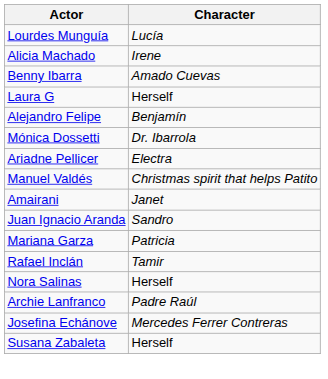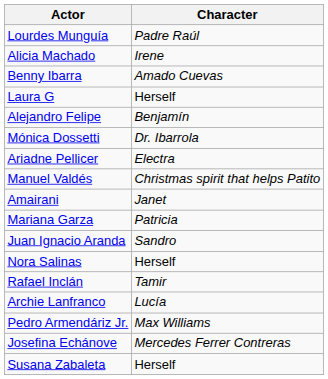(147, 35) Lucía -> (167, 35) Padre Raúl
rows swapped: (66, 220) <-> (50, 240)
rows swapped: (44, 281) <-> (45, 261)
(164, 302) Padre Raúl -> (150, 302) Lucía
+ row: (68, 323)
